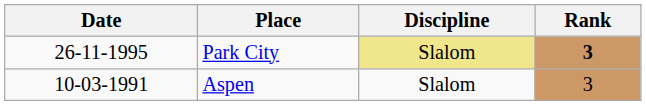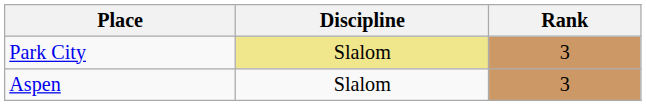- column: (101, 20)
(588, 52) bold -> (565, 52) normal
